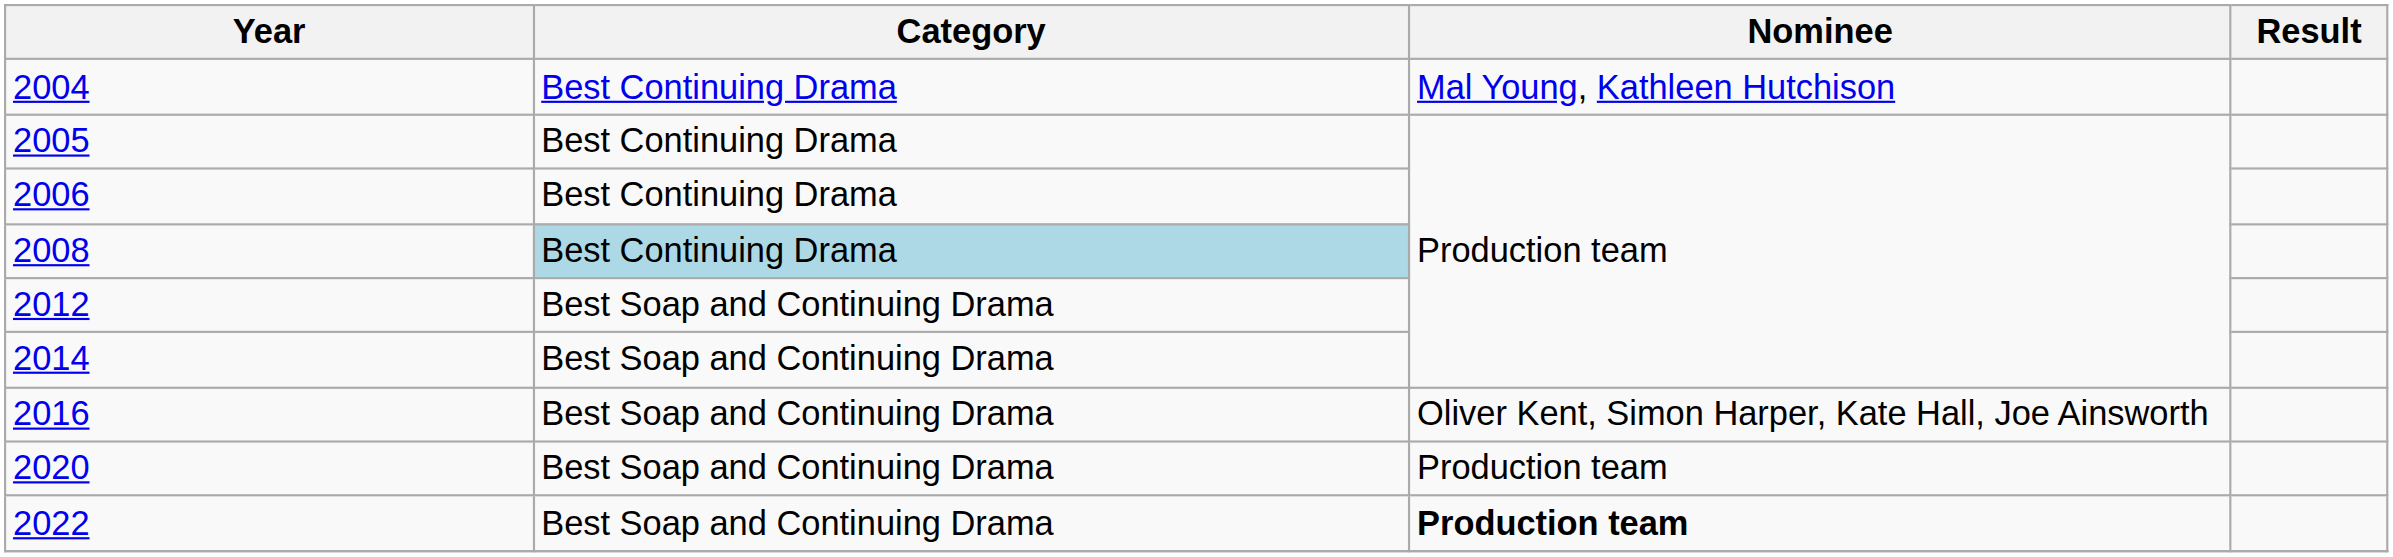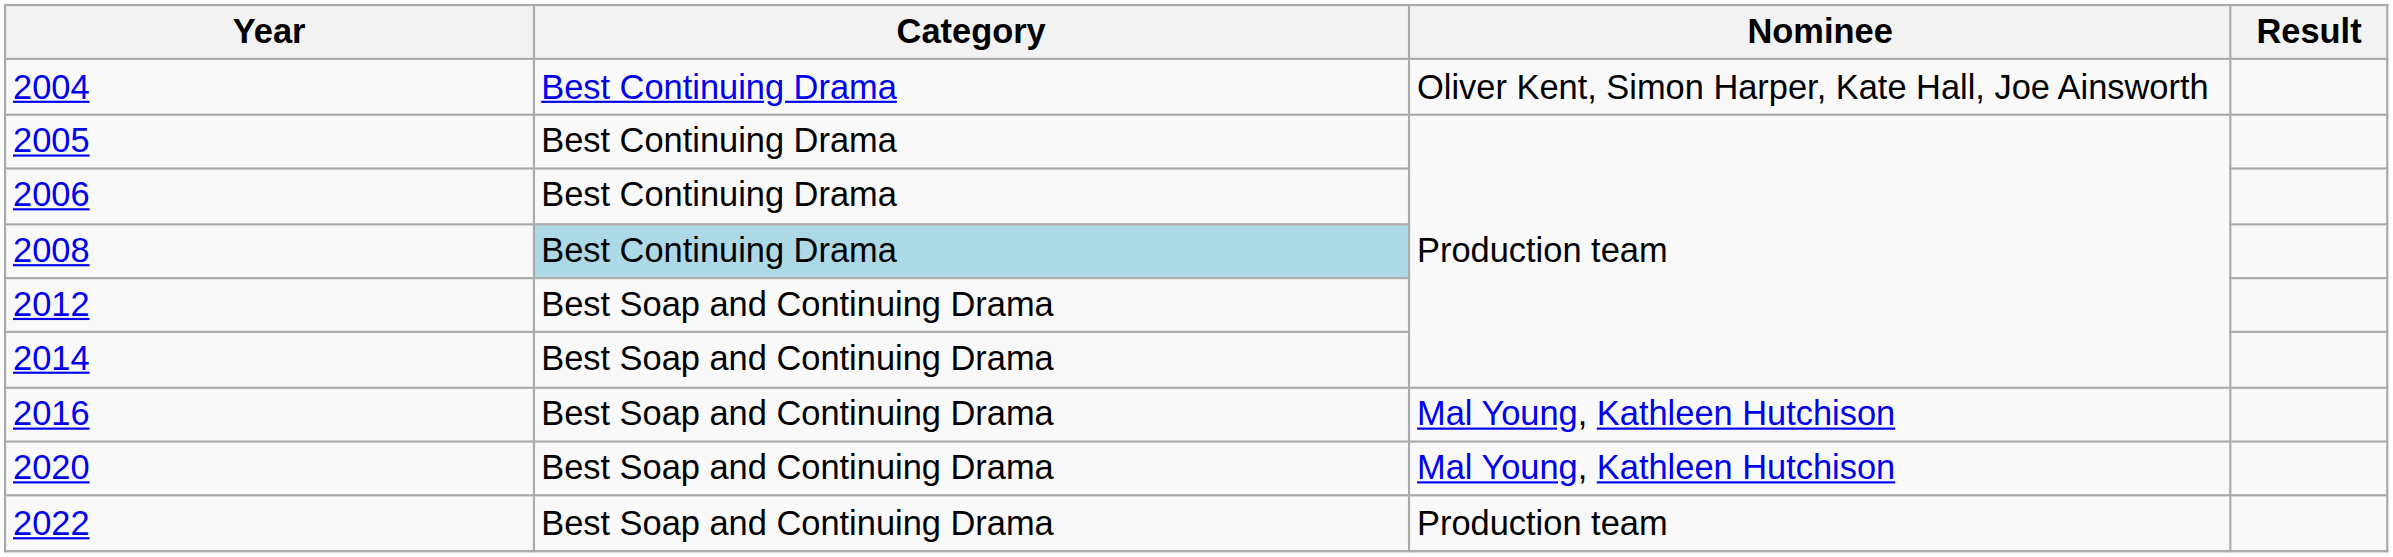(1656, 86) Mal Young, Kathleen Hutchison -> (1813, 86) Oliver Kent, Simon Harper, Kate Hall, Joe Ainsworth
(1813, 413) Oliver Kent, Simon Harper, Kate Hall, Joe Ainsworth -> (1656, 413) Mal Young, Kathleen Hutchison
(1542, 468) Production team -> (1656, 468) Mal Young, Kathleen Hutchison
(1553, 522) bold -> (1542, 522) normal
